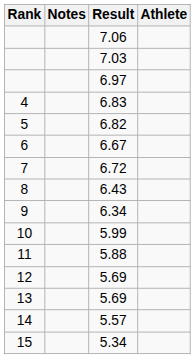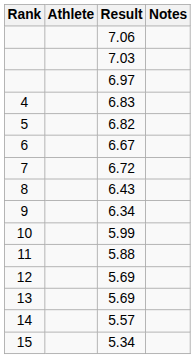columns swapped: (164, 15) <-> (67, 15)
